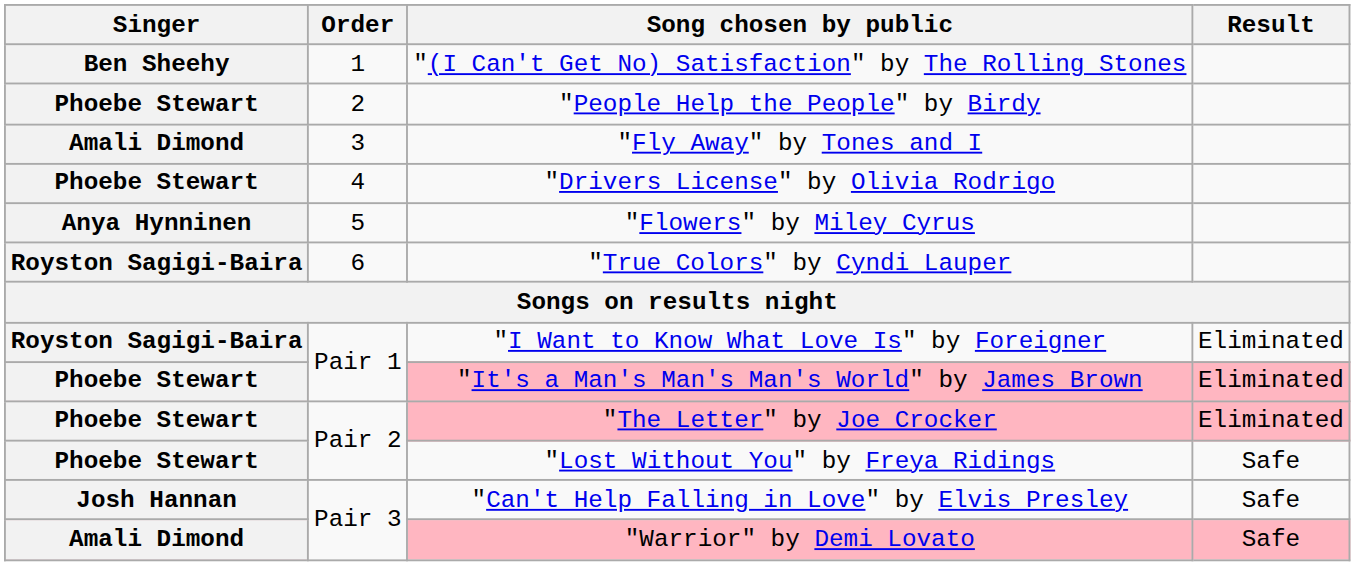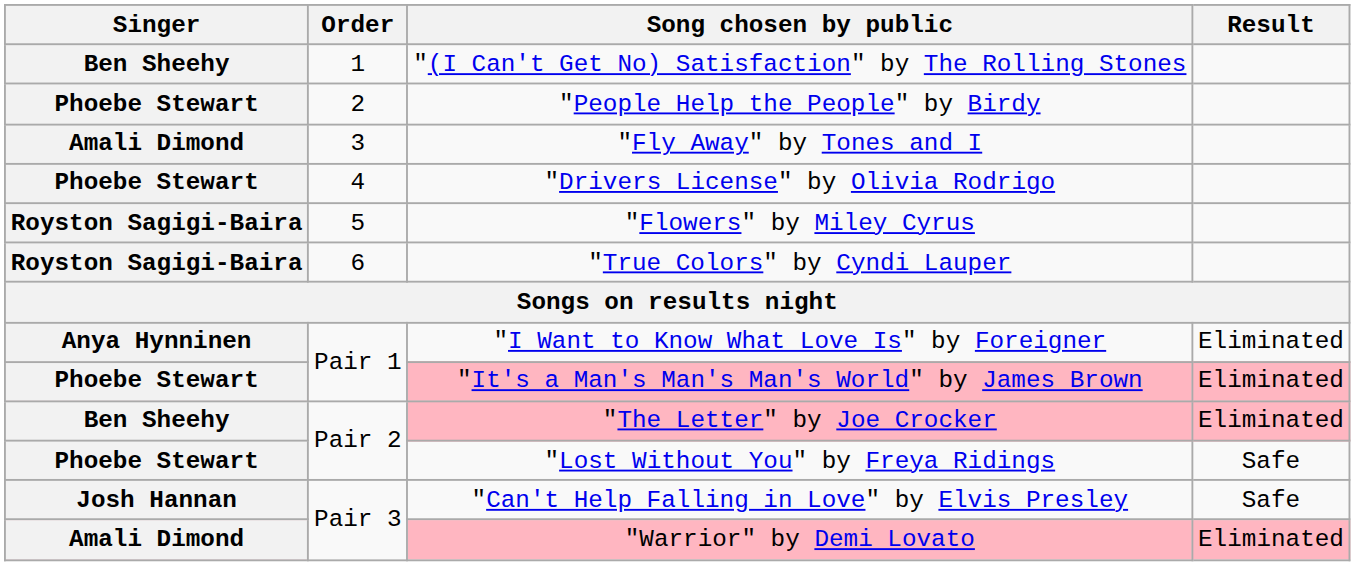(157, 223) Anya Hynninen -> (157, 223) Royston Sagigi-Baira
(157, 342) Royston Sagigi-Baira -> (157, 342) Anya Hynninen
(157, 421) Phoebe Stewart -> (157, 421) Ben Sheehy
(1271, 540) Safe -> (1271, 540) Eliminated
